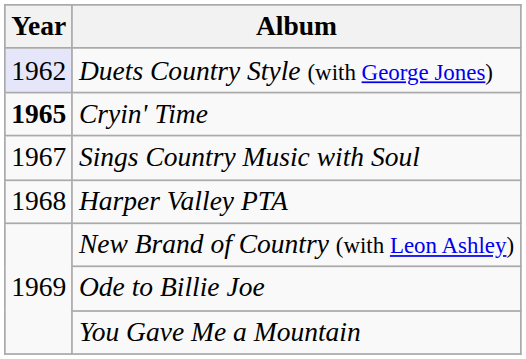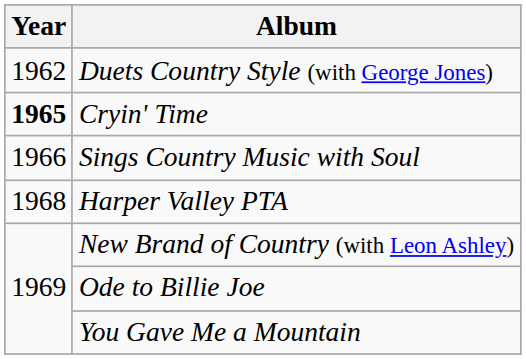(39, 69) lavender background -> (39, 69) no background
(39, 157) 1967 -> (39, 157) 1966
